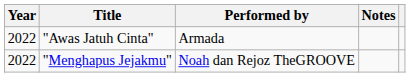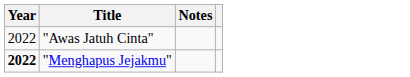- column: (267, 15)
(22, 60) normal -> (22, 60) bold
